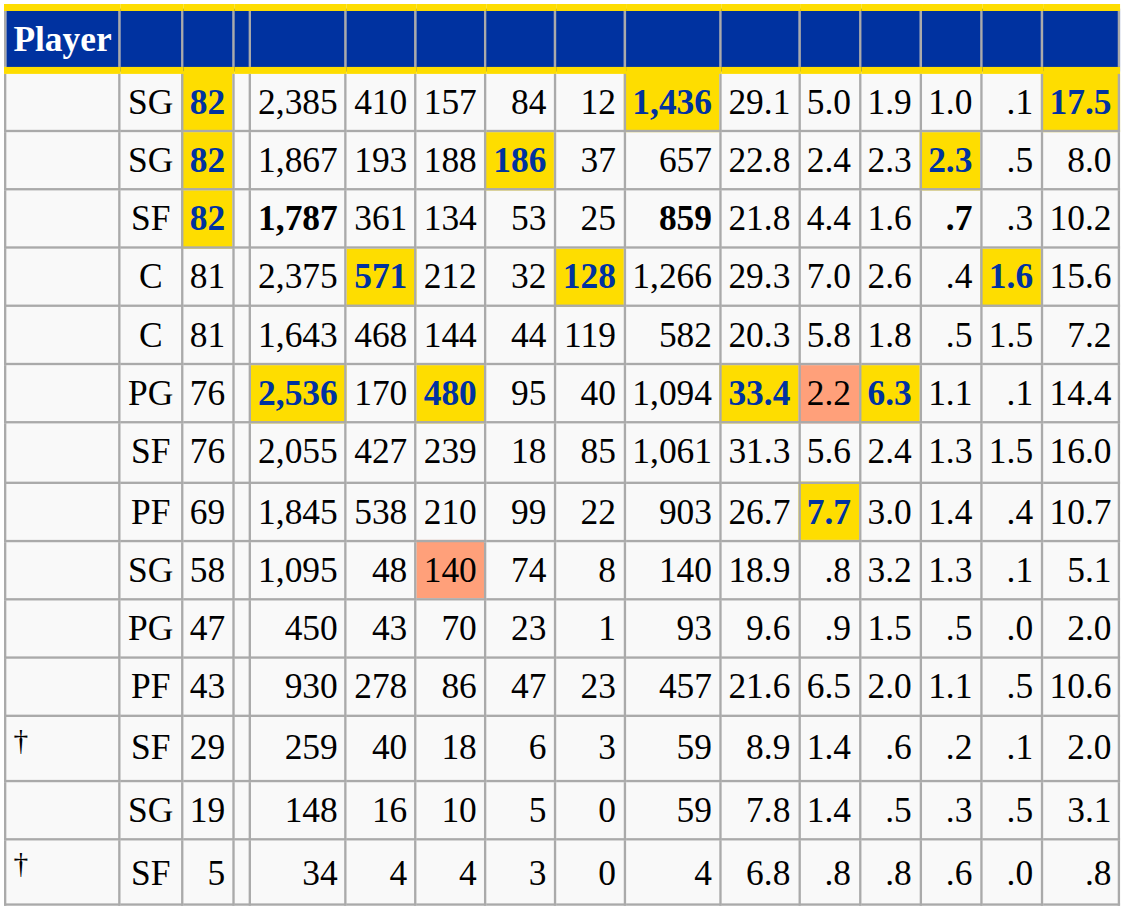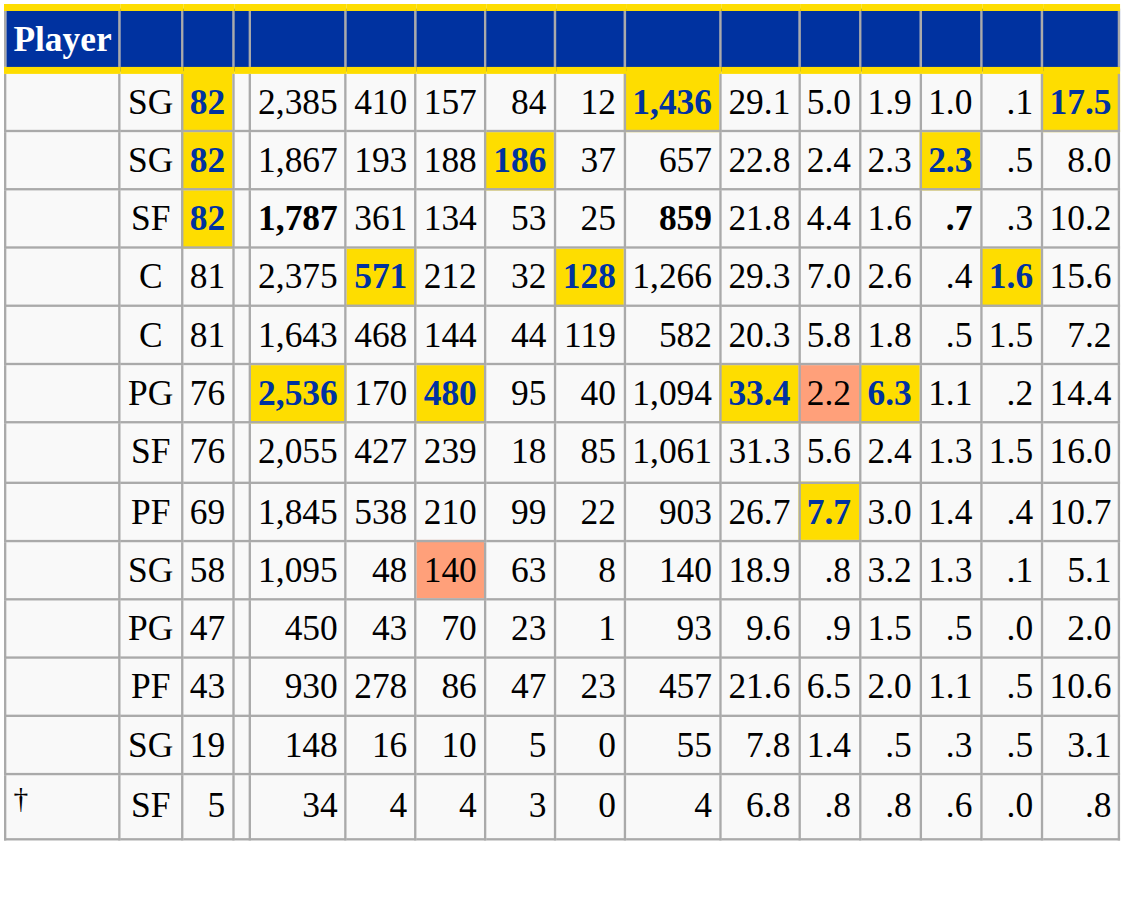(1020, 393) .1 -> (1020, 393) .2
(529, 568) 74 -> (529, 568) 63
- row: (151, 747)
(694, 809) 59 -> (694, 743) 55
